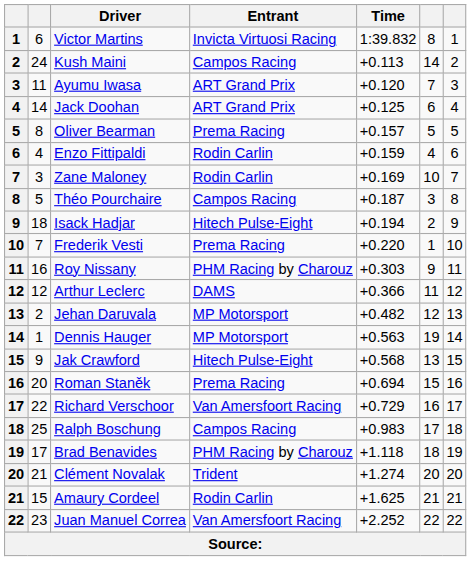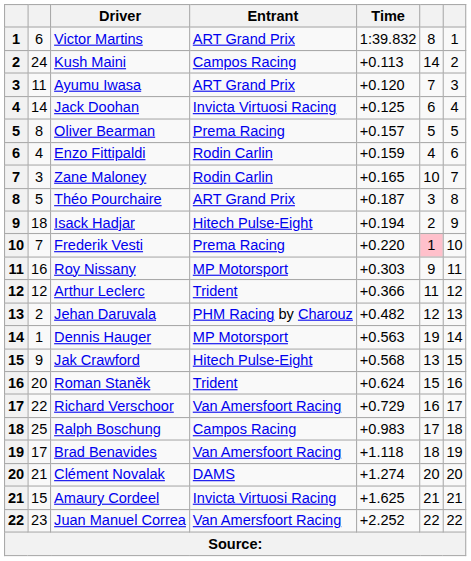(265, 39) Invicta Virtuosi Racing -> (244, 39) ART Grand Prix
(244, 107) ART Grand Prix -> (265, 107) Invicta Virtuosi Racing
(382, 176) +0.169 -> (382, 176) +0.165
(245, 199) Campos Racing -> (244, 199) ART Grand Prix
(431, 245) no background -> (431, 245) pink background
(273, 268) PHM Racing by Charouz -> (240, 268) MP Motorsport
(214, 291) DAMS -> (215, 291) Trident
(240, 314) MP Motorsport -> (273, 314) PHM Racing by Charouz
(239, 383) Prema Racing -> (215, 383) Trident
(382, 383) +0.694 -> (382, 383) +0.624
(273, 451) PHM Racing by Charouz -> (267, 451) Van Amersfoort Racing
(215, 474) Trident -> (214, 474) DAMS
(233, 497) Rodin Carlin -> (265, 497) Invicta Virtuosi Racing
